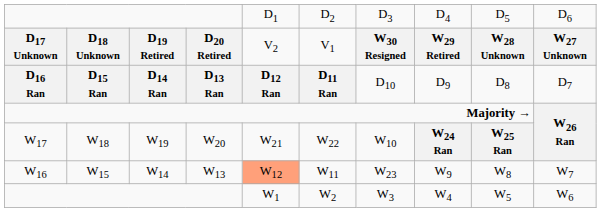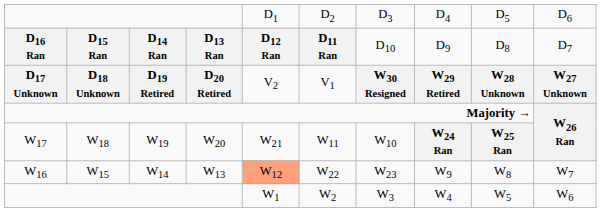rows swapped: (36, 84) <-> (36, 46)
(328, 141) W22 -> (328, 141) W11
(328, 172) W11 -> (328, 172) W22
